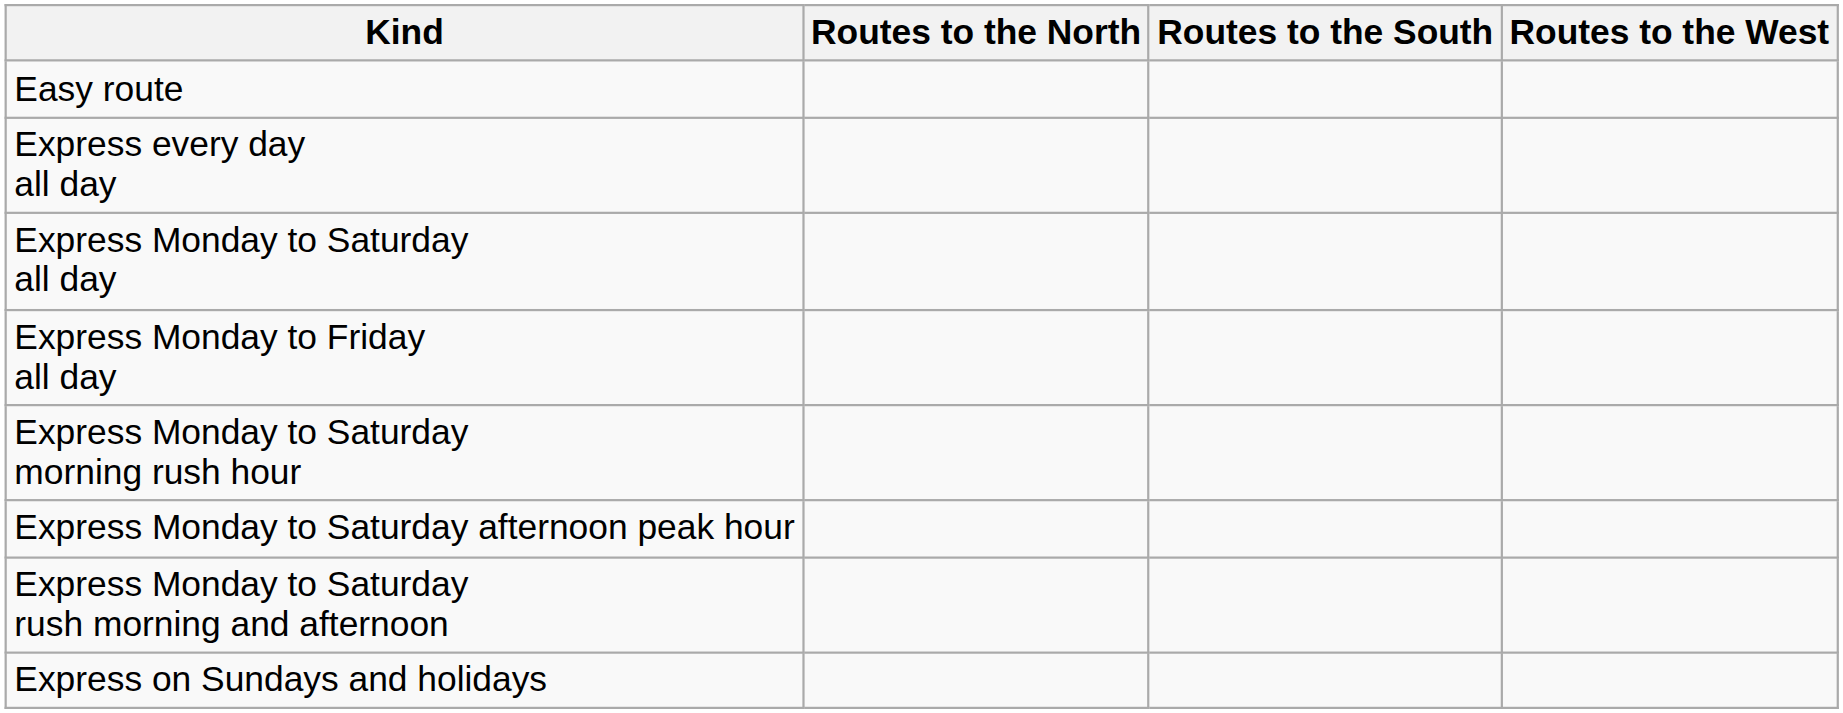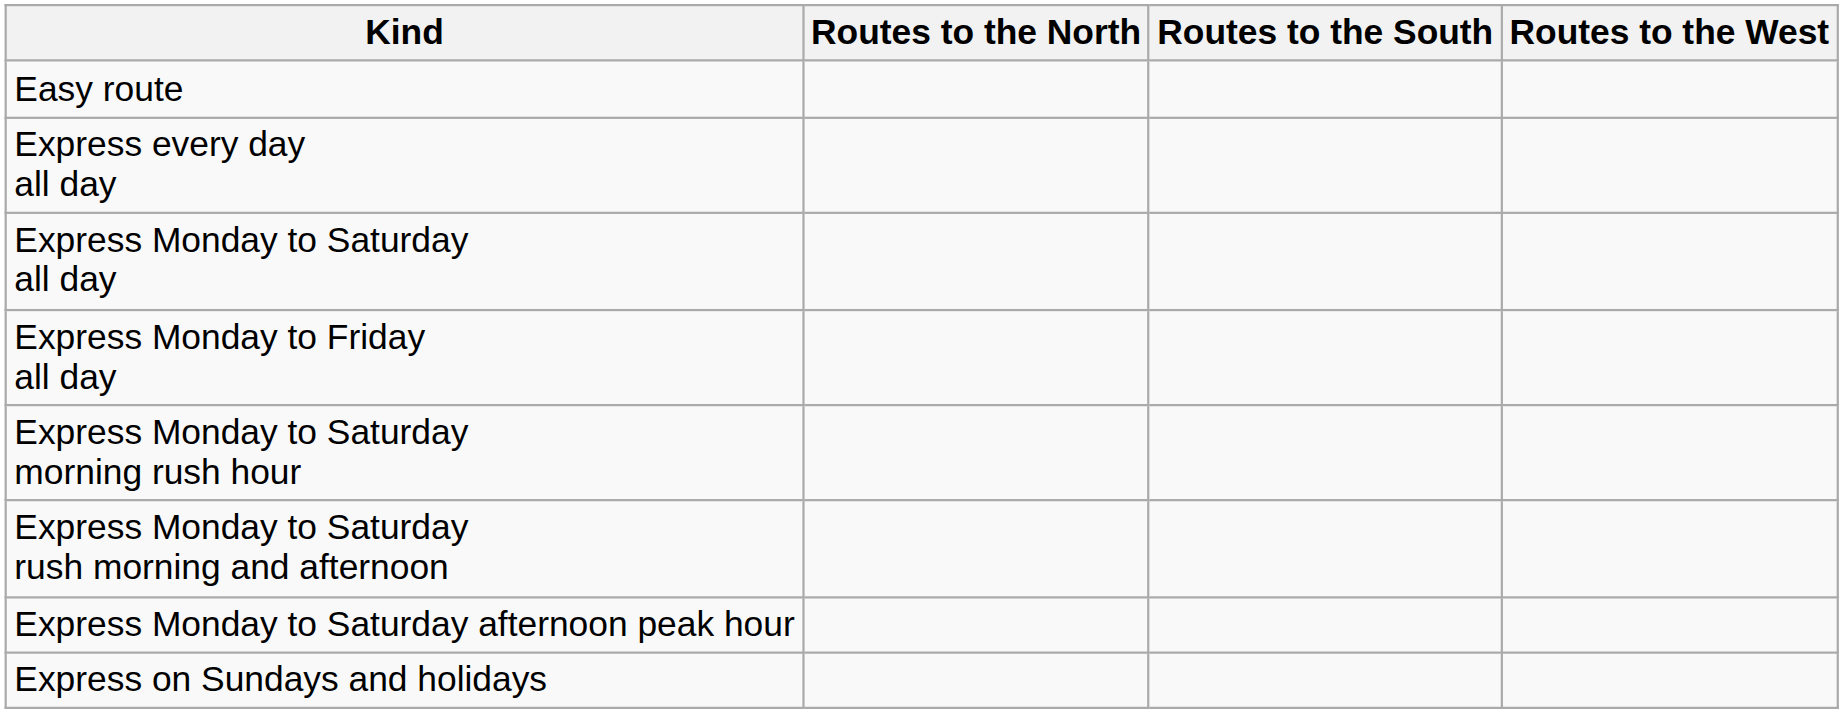rows swapped: (405, 528) <-> (241, 604)
